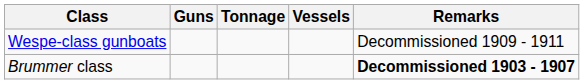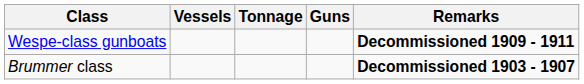columns swapped: (321, 16) <-> (194, 16)
(461, 41) normal -> (466, 41) bold
